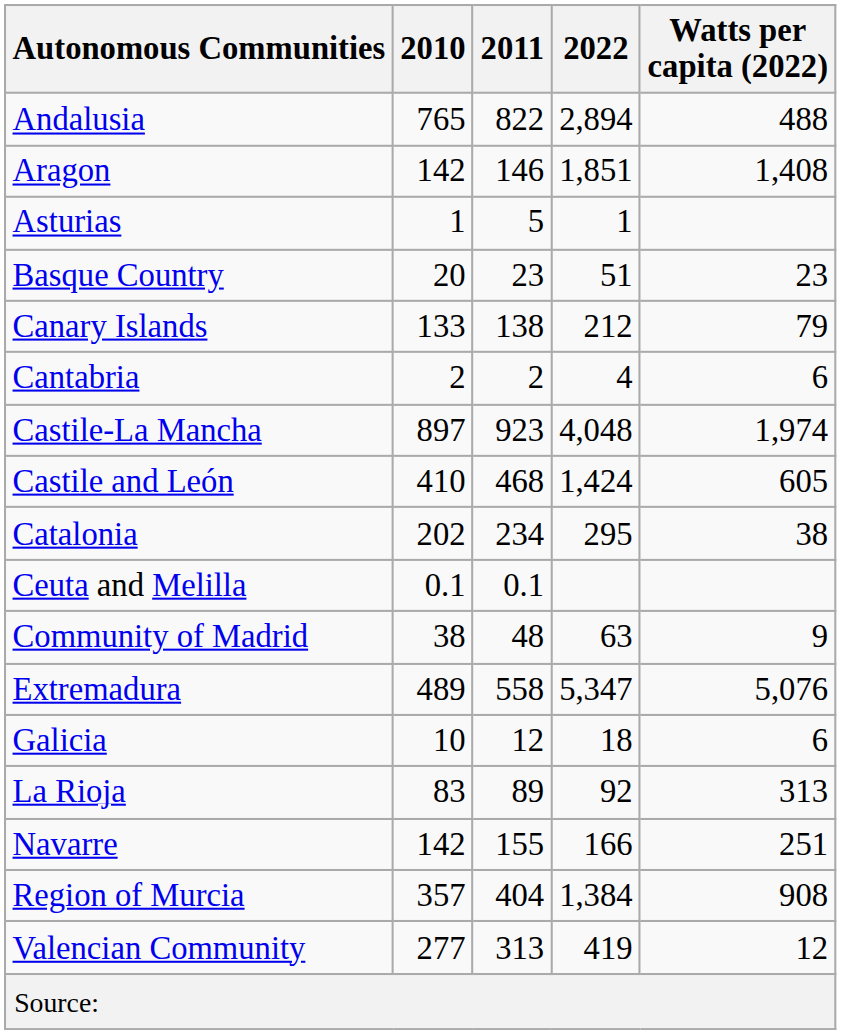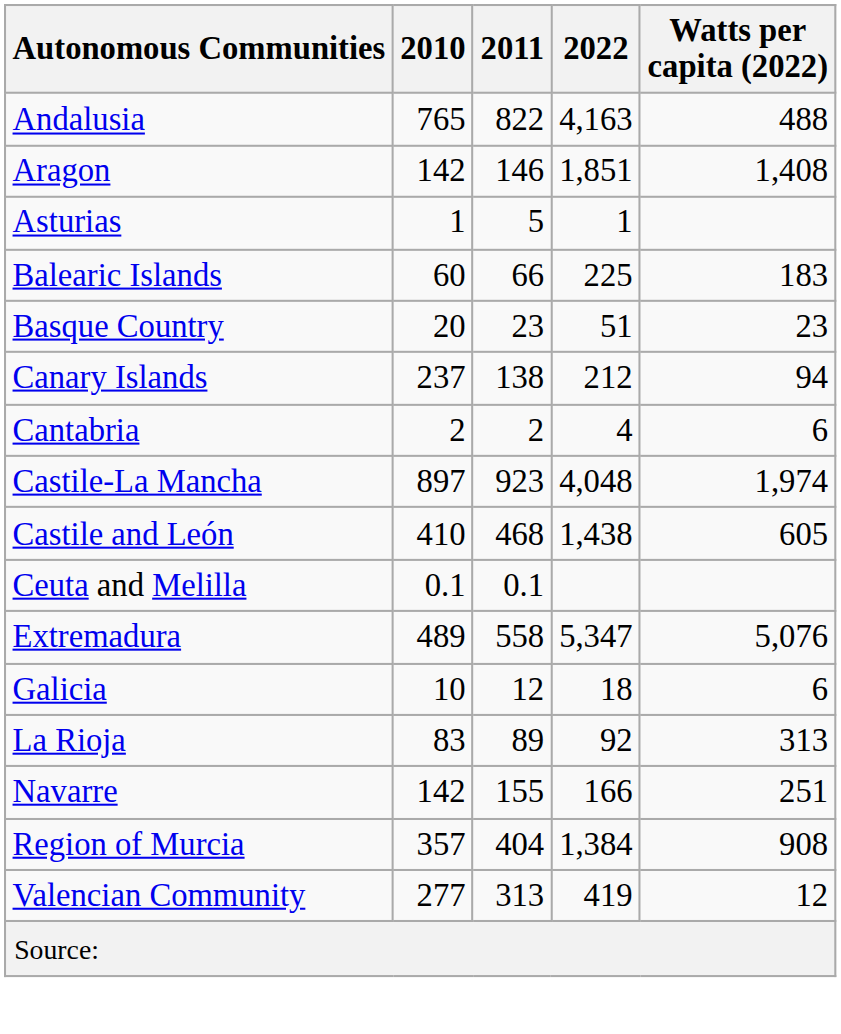(596, 118) 2,894 -> (596, 118) 4,163
+ row: (117, 274)
(441, 325) 133 -> (441, 377) 237
(812, 325) 79 -> (812, 377) 94
(596, 481) 1,424 -> (596, 532) 1,438
- row: (75, 532)
- row: (160, 636)
